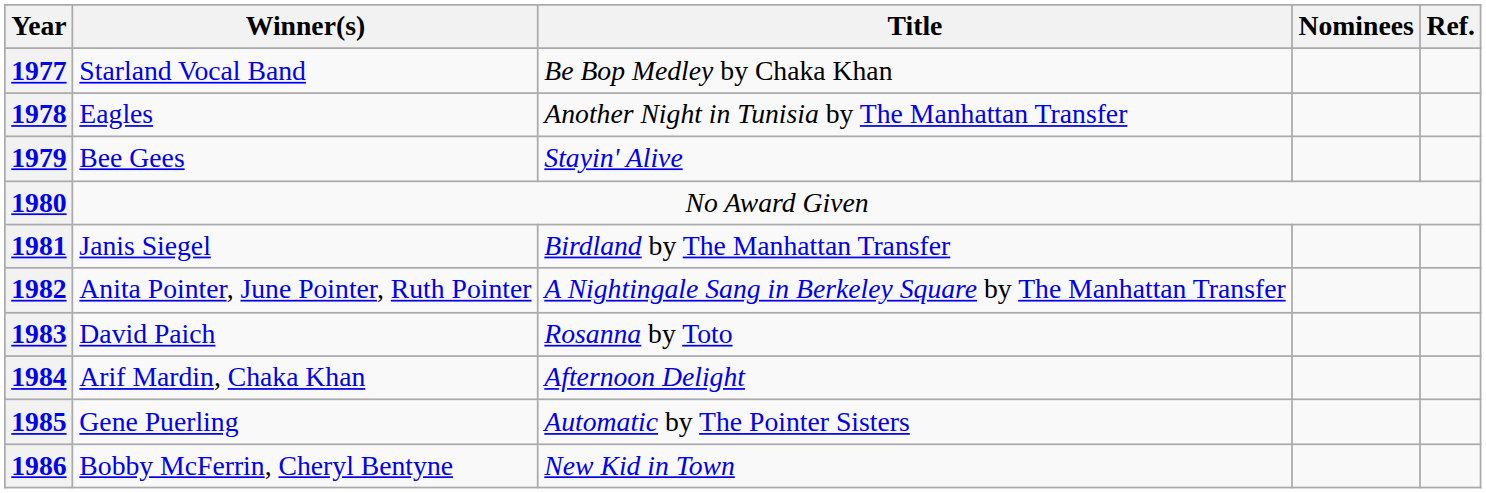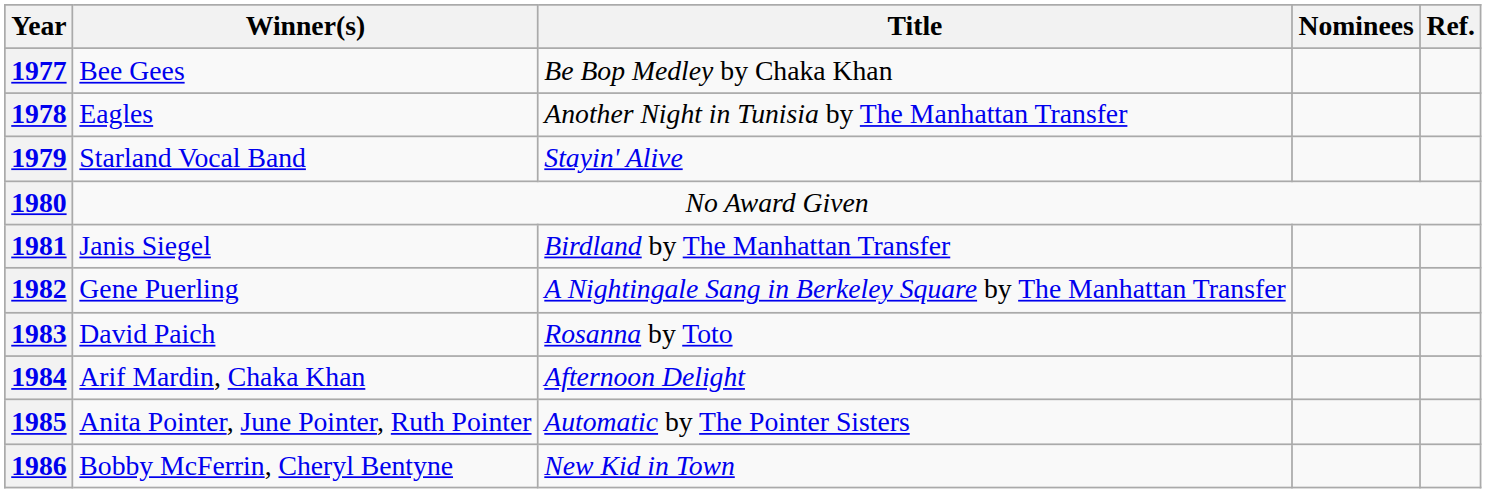(193, 70) Starland Vocal Band -> (132, 70) Bee Gees
(132, 158) Bee Gees -> (193, 158) Starland Vocal Band
(305, 289) Anita Pointer, June Pointer, Ruth Pointer -> (159, 289) Gene Puerling
(159, 421) Gene Puerling -> (305, 421) Anita Pointer, June Pointer, Ruth Pointer
